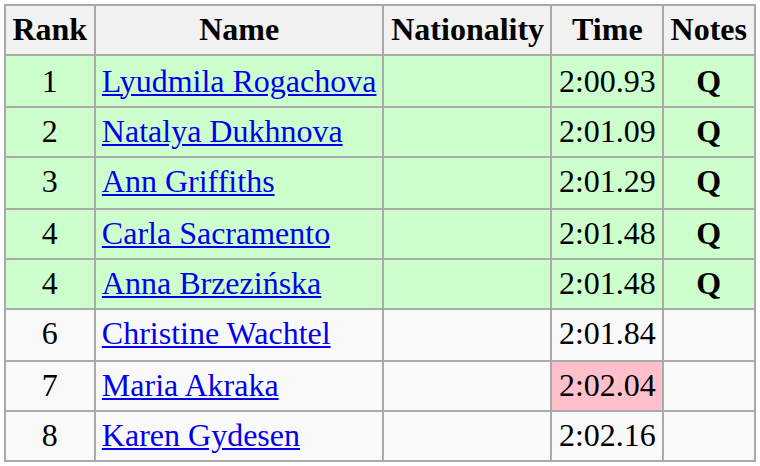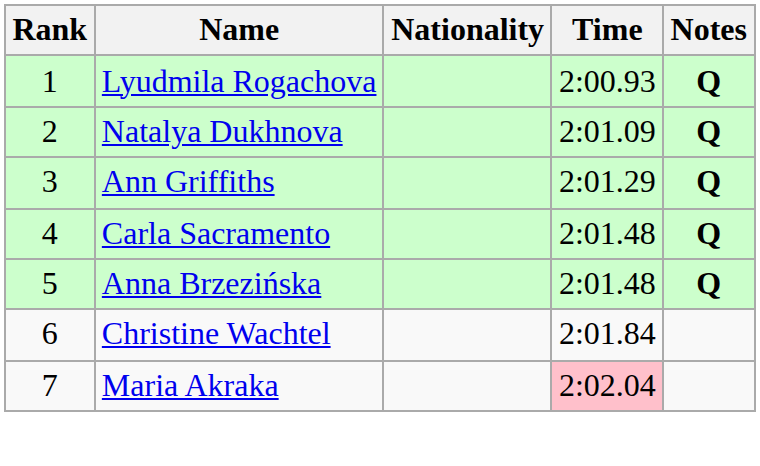(50, 283) 4 -> (50, 283) 5
- row: (201, 435)
